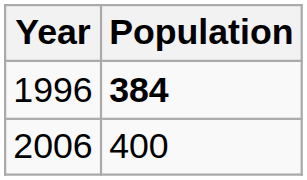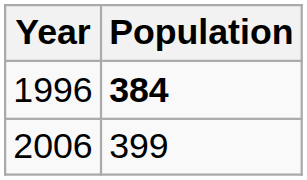(139, 145) 400 -> (139, 145) 399
